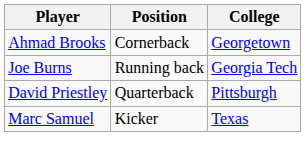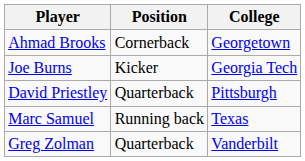(159, 67) Running back -> (136, 67) Kicker
(136, 118) Kicker -> (159, 118) Running back
+ row: (51, 144)
